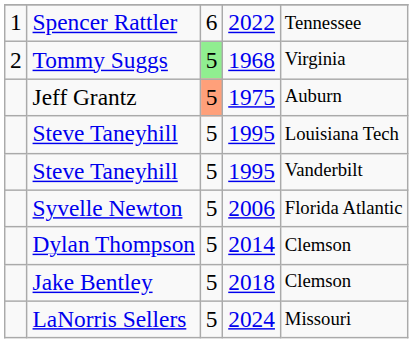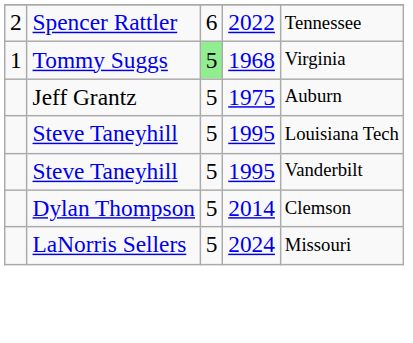(16, 23) 1 -> (16, 23) 2
(16, 60) 2 -> (16, 60) 1
(212, 97) lightsalmon background -> (212, 97) no background
- row: (108, 208)
- row: (93, 282)
